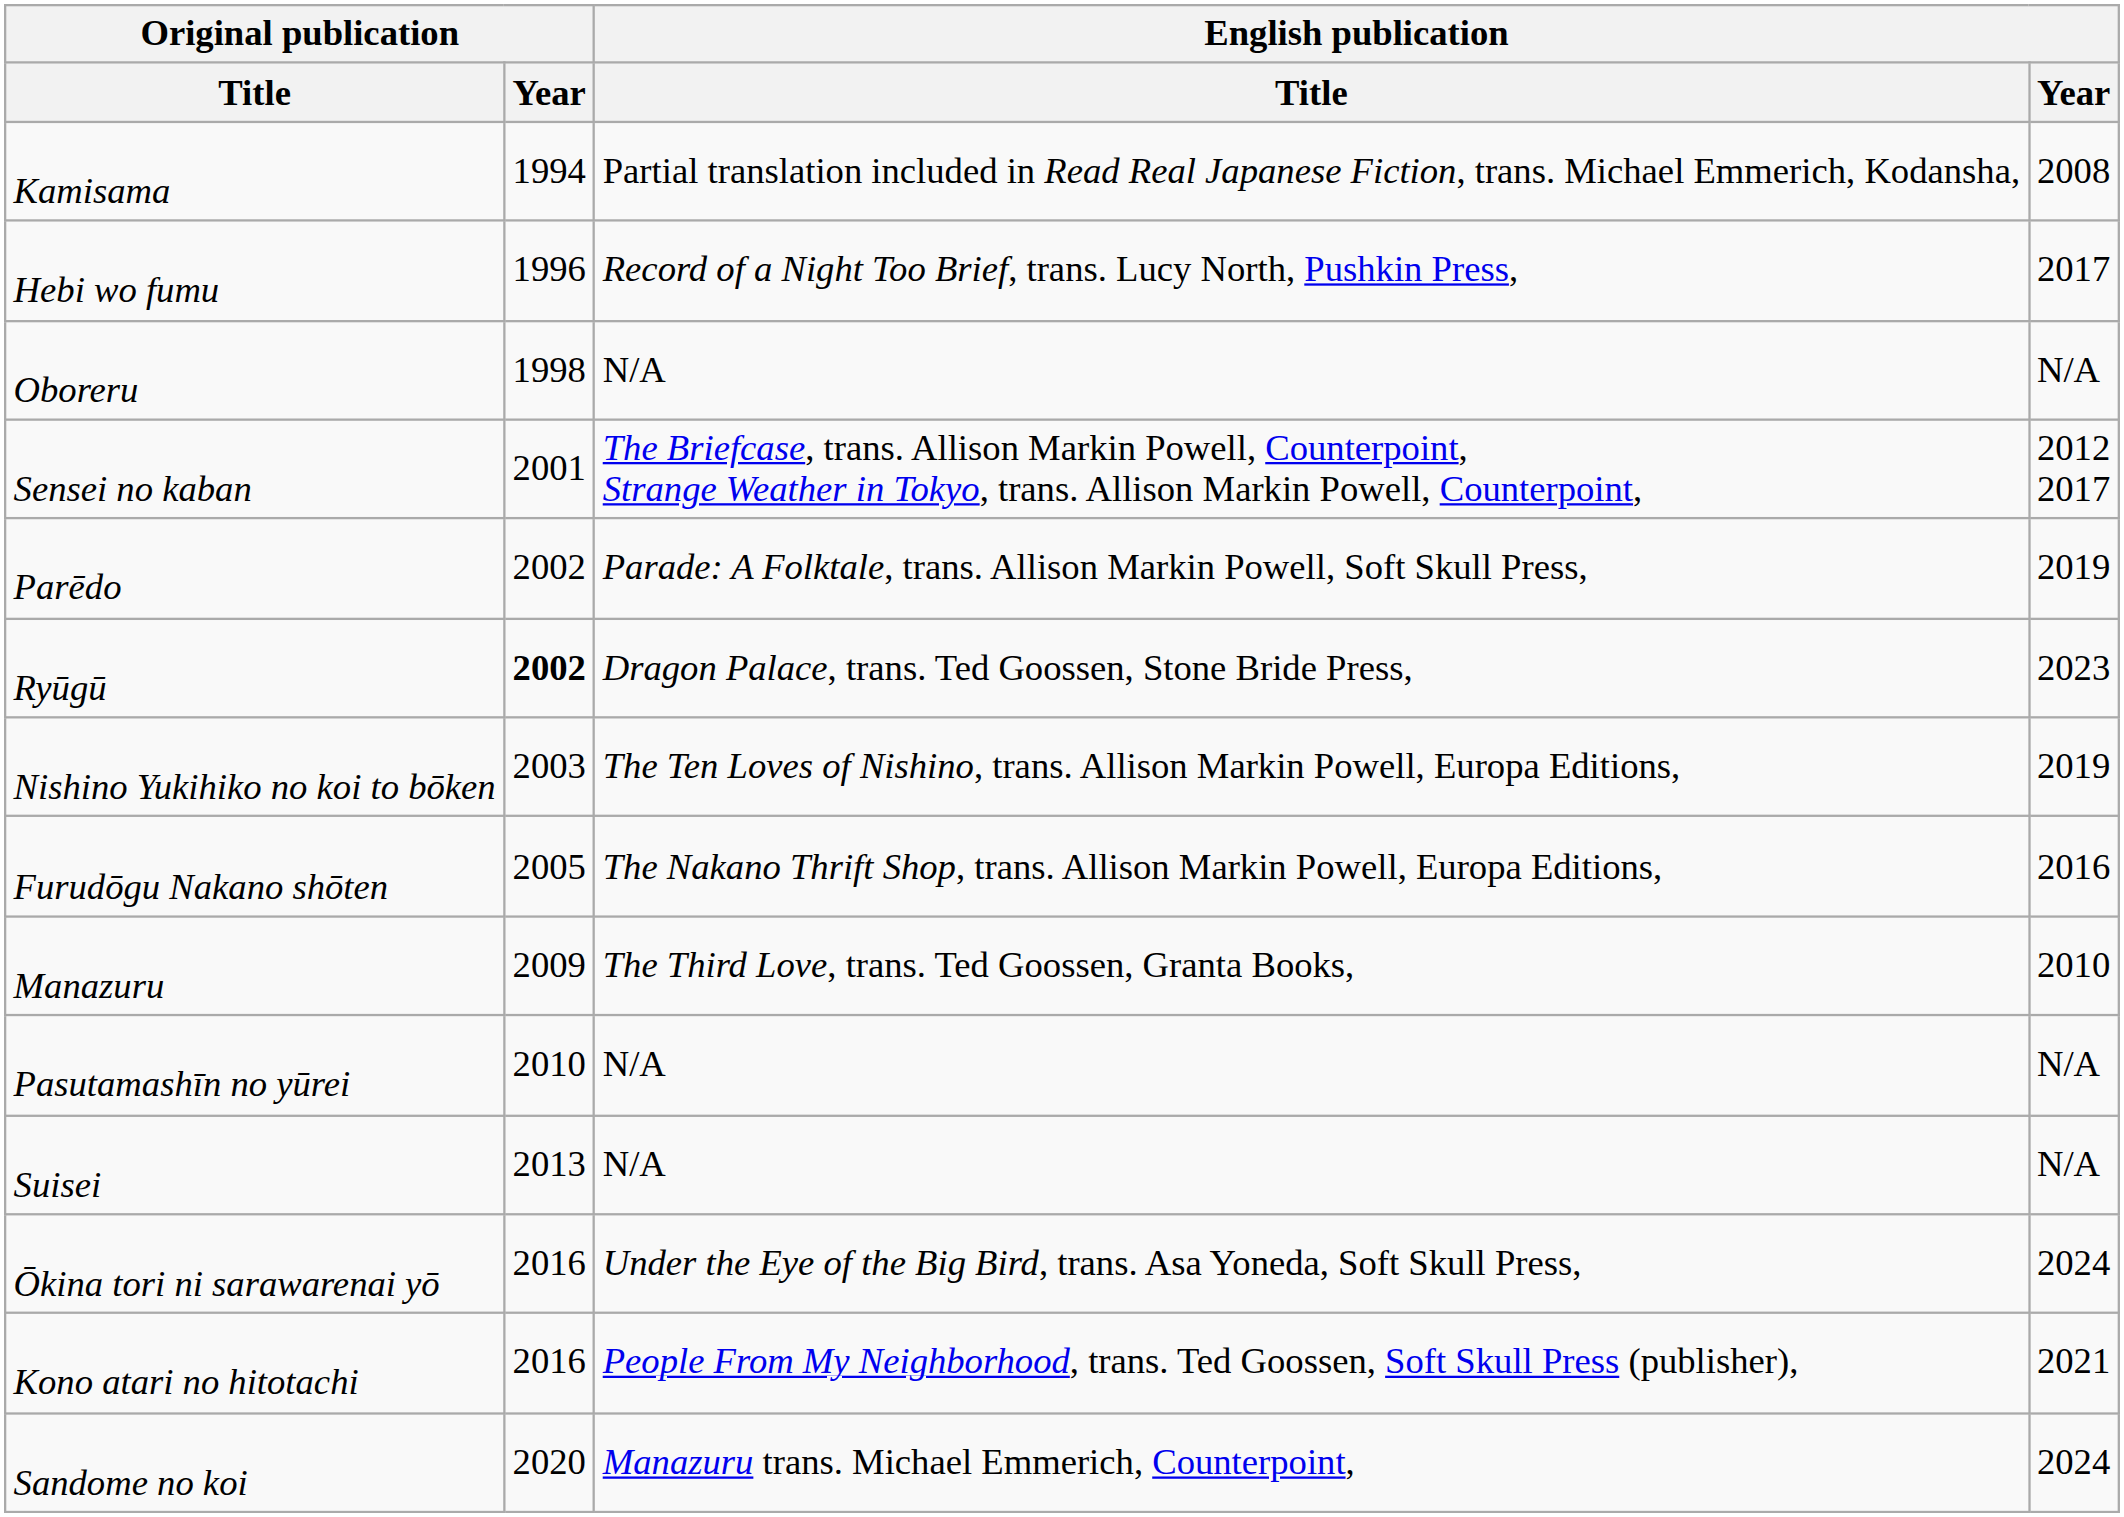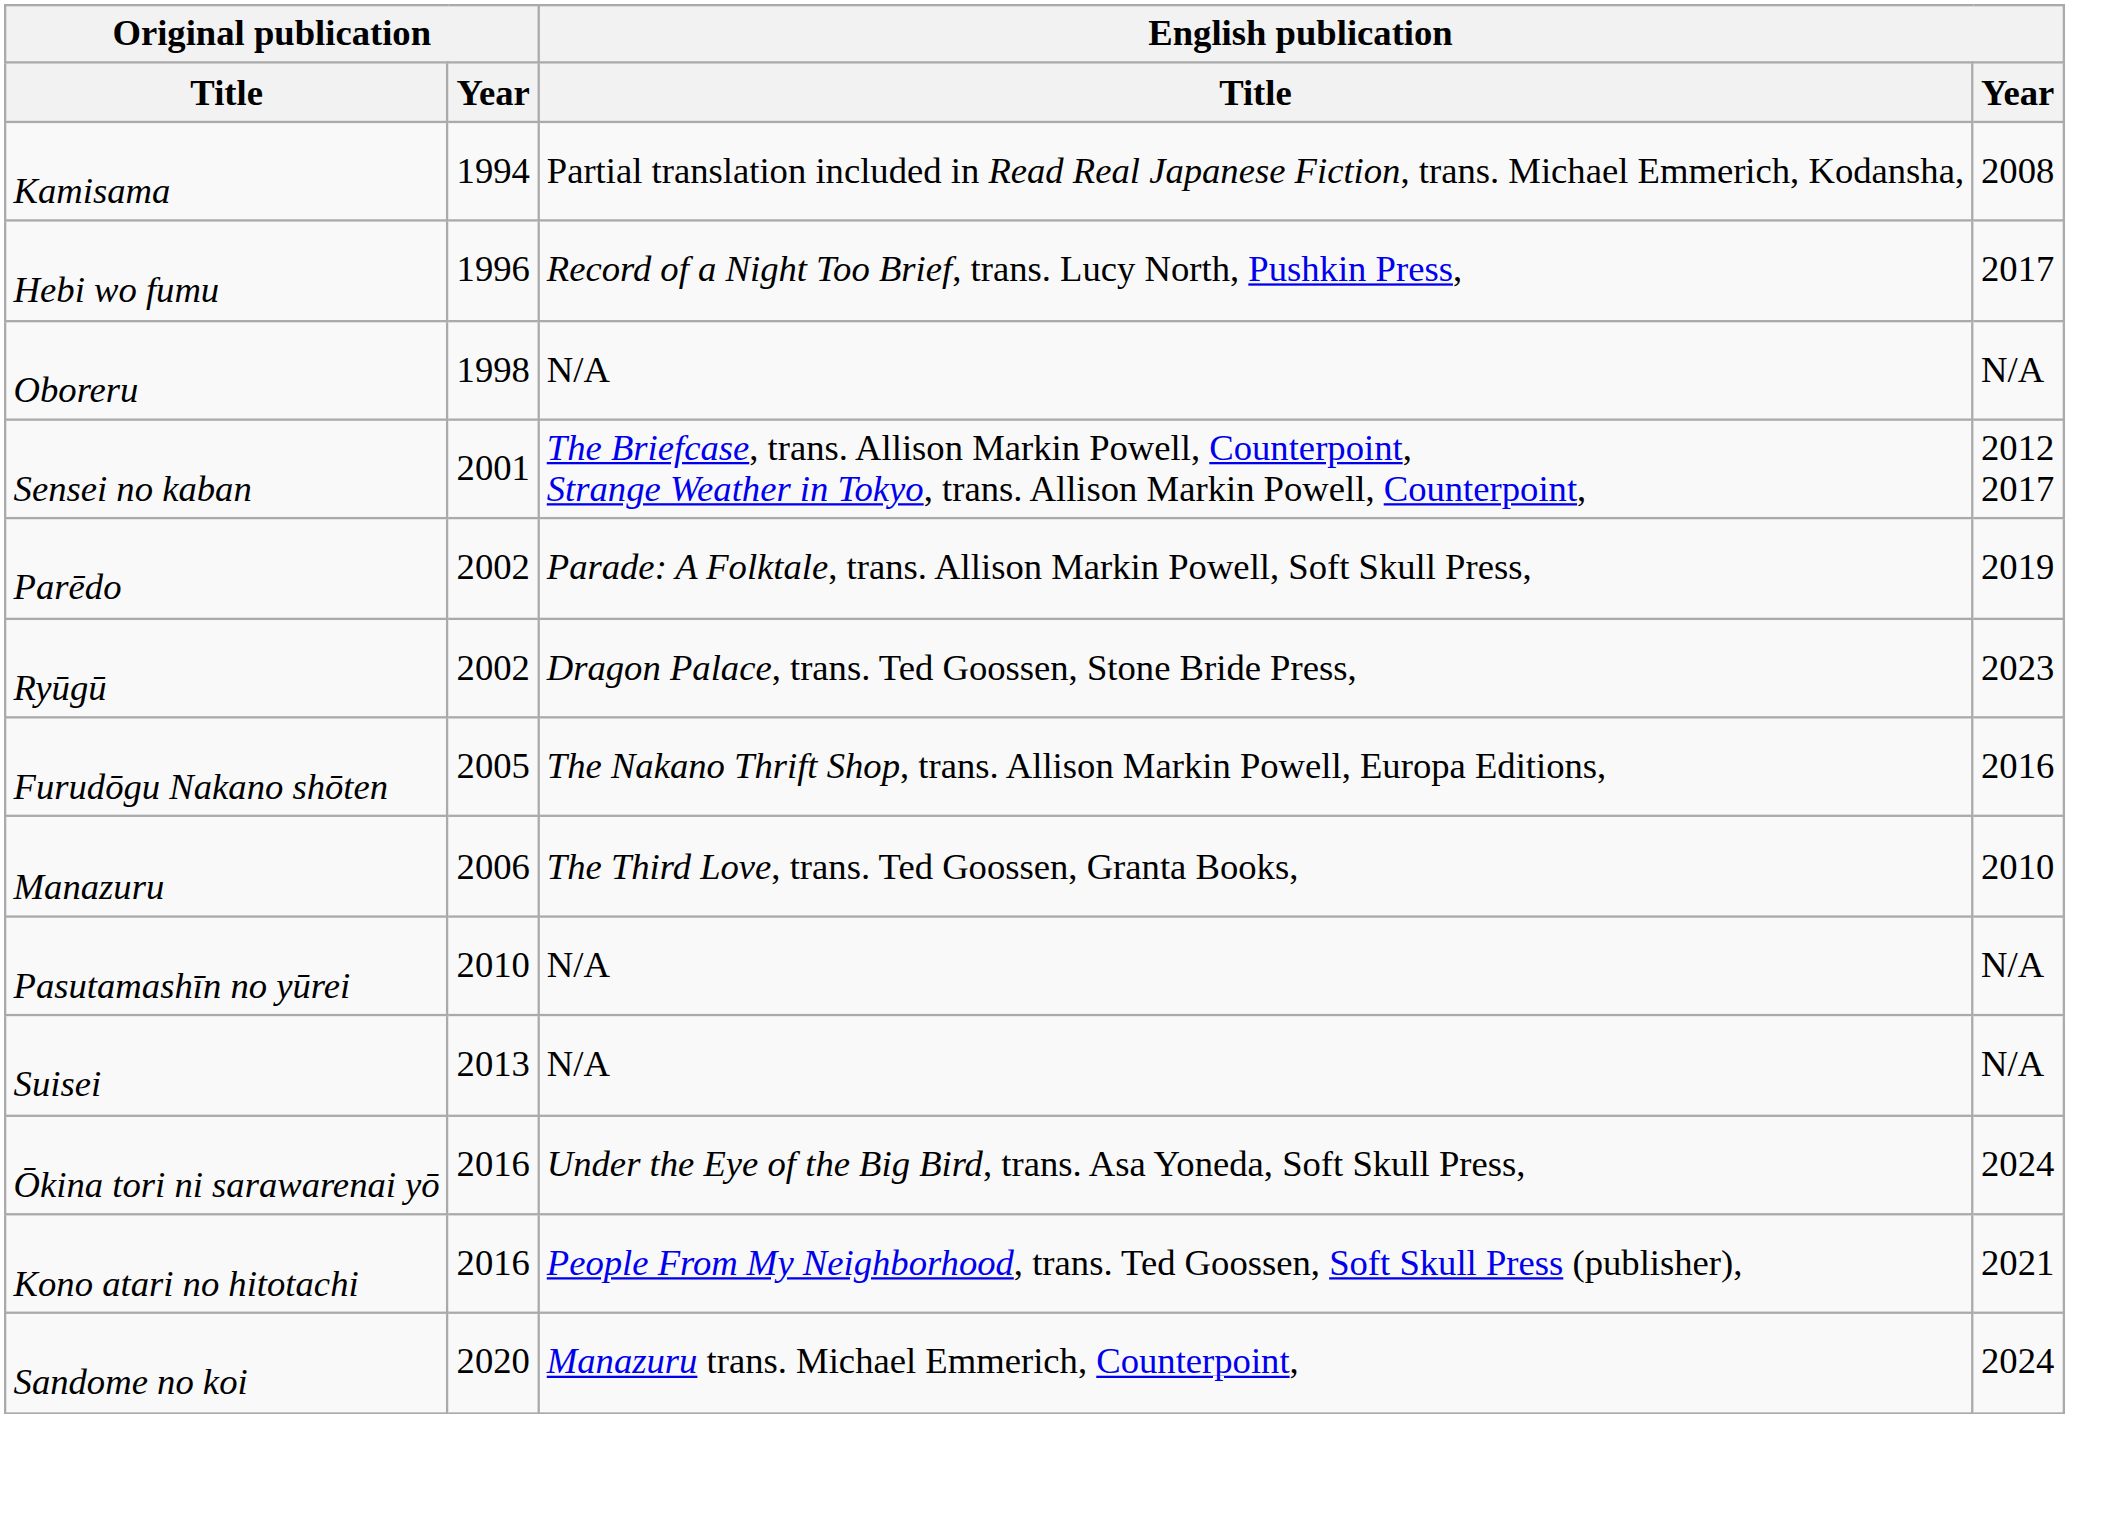(549, 667) bold -> (493, 667) normal
- row: (255, 786)
(549, 965) 2009 -> (493, 865) 2006
